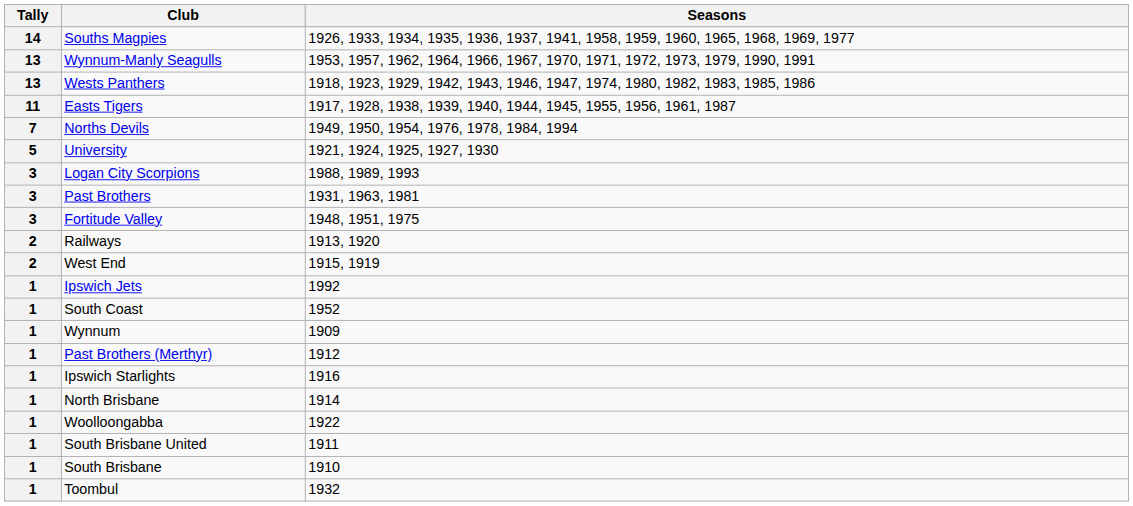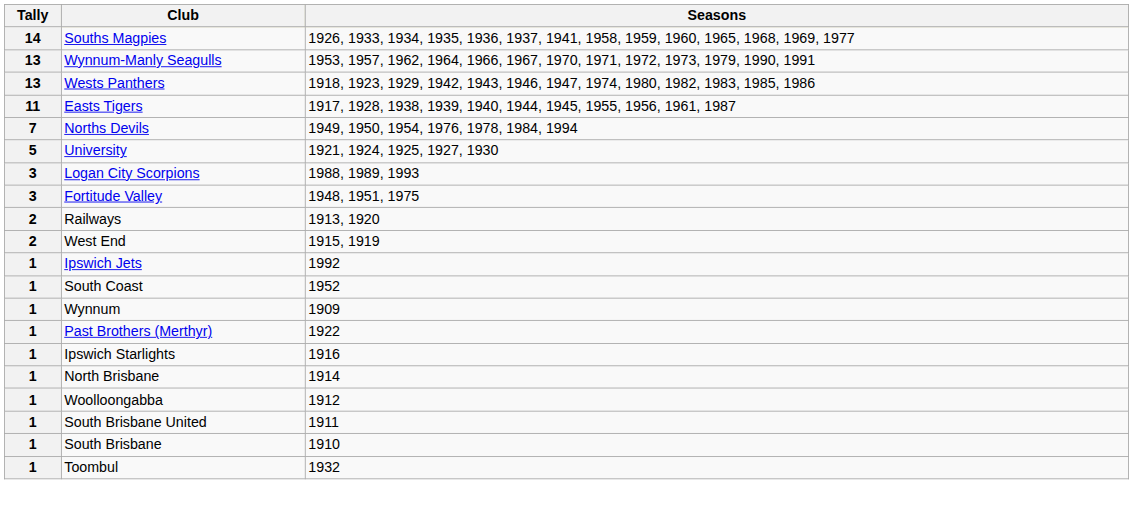- row: (107, 196)
(324, 354) 1912 -> (324, 331) 1922
(324, 422) 1922 -> (324, 399) 1912
